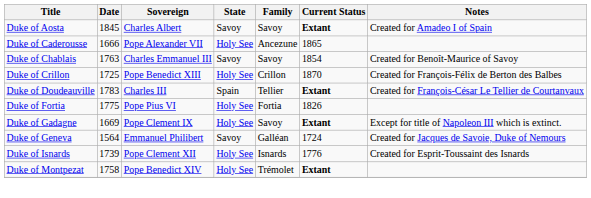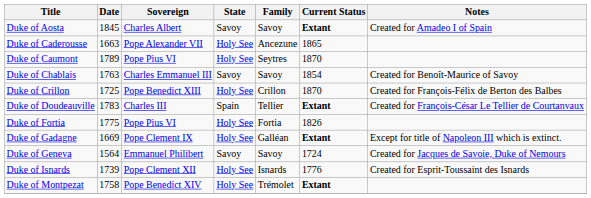(109, 43) 1666 -> (109, 43) 1663
+ row: (42, 59)
(270, 122) Savoy -> (273, 138) Galléan
(273, 138) Galléan -> (270, 153) Savoy
